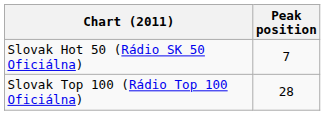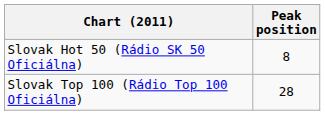(286, 57) 7 -> (286, 57) 8
